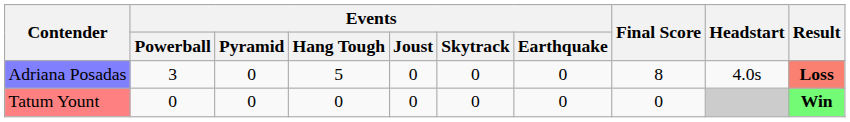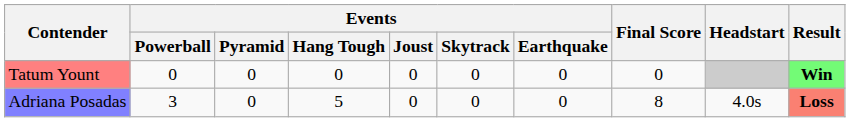rows swapped: (54, 102) <-> (68, 74)
